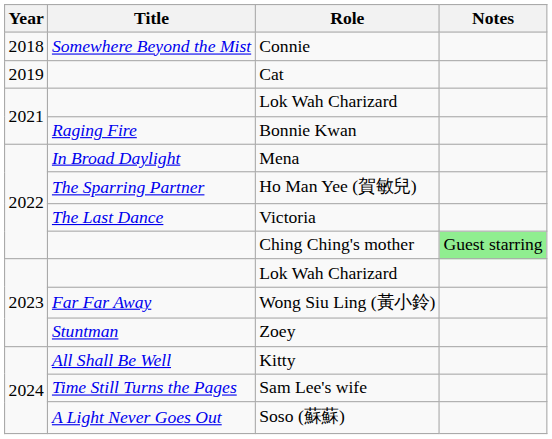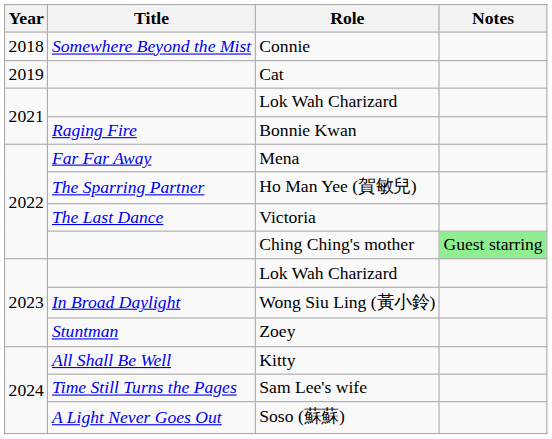(116, 158) In Broad Daylight -> (102, 158) Far Far Away
(102, 302) Far Far Away -> (116, 302) In Broad Daylight
